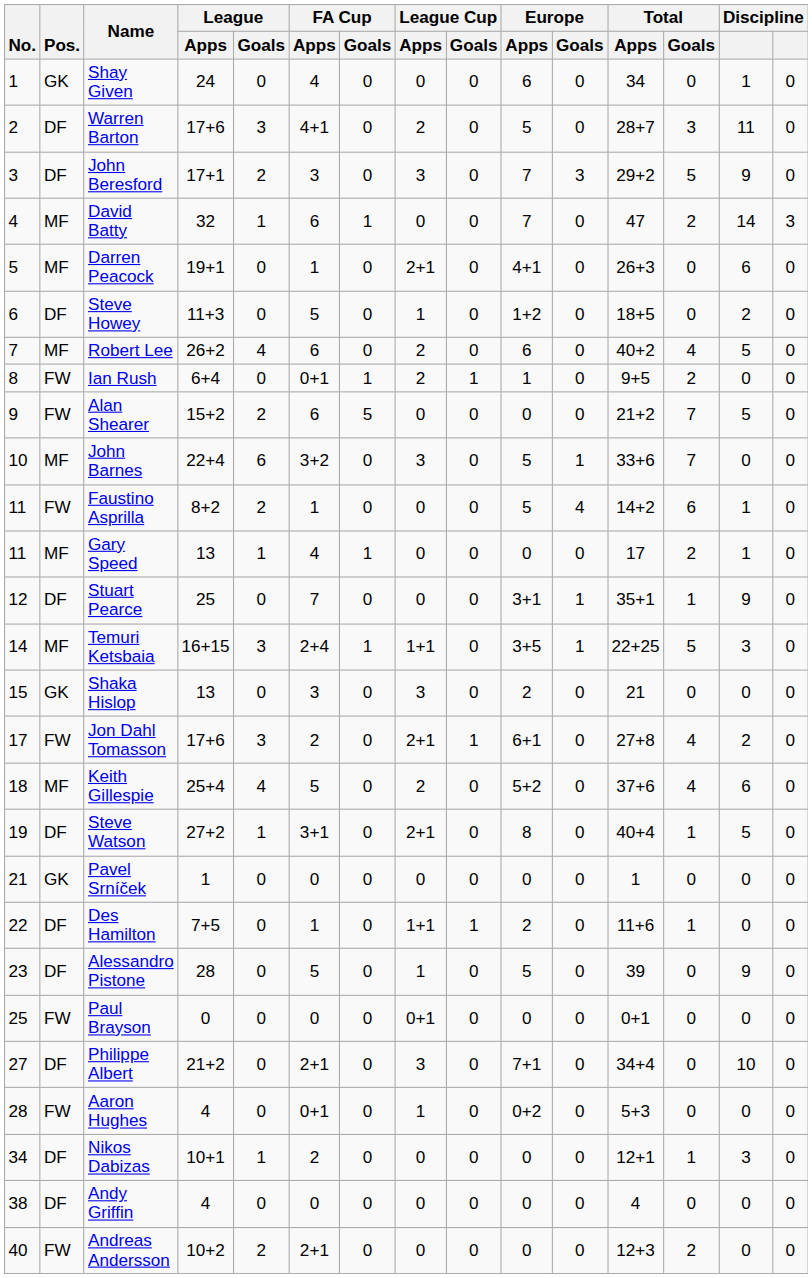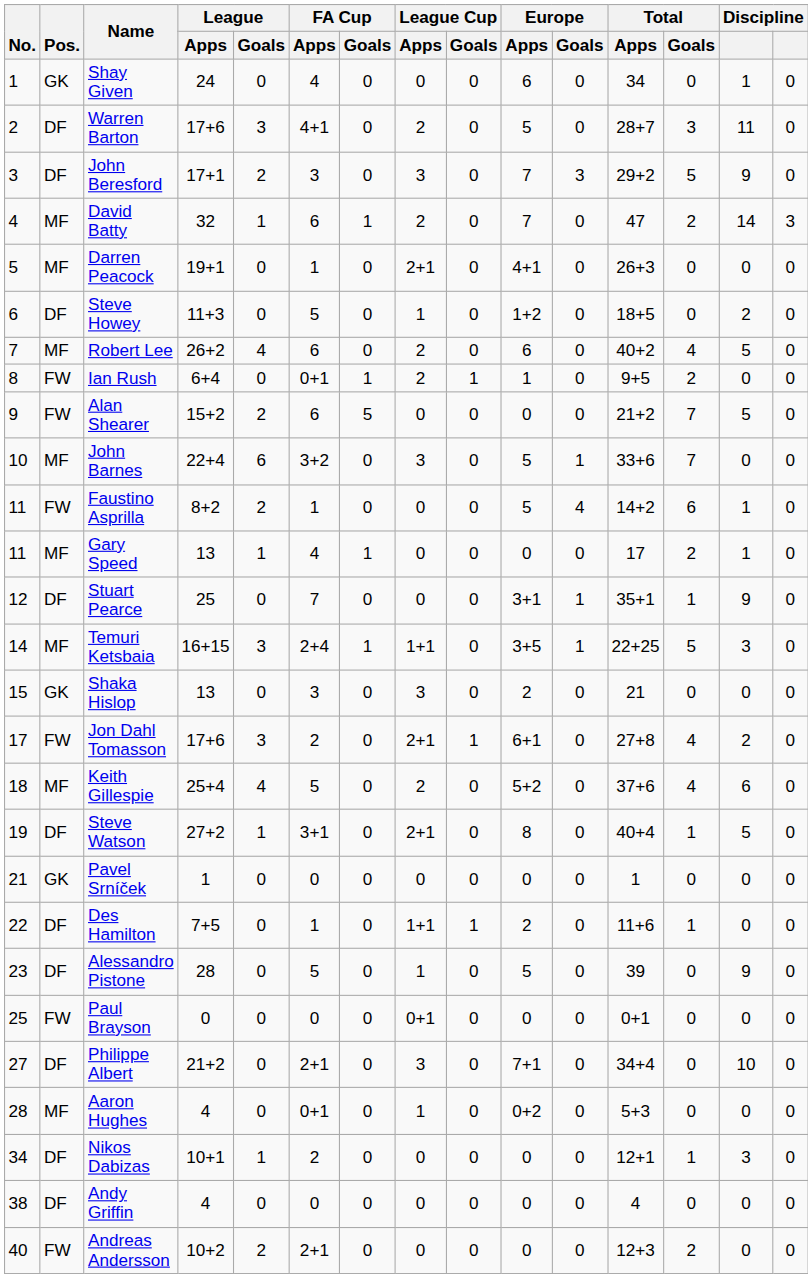(421, 221) 0 -> (421, 221) 2
(746, 267) 6 -> (746, 267) 0
(57, 1110) FW -> (56, 1110) MF
